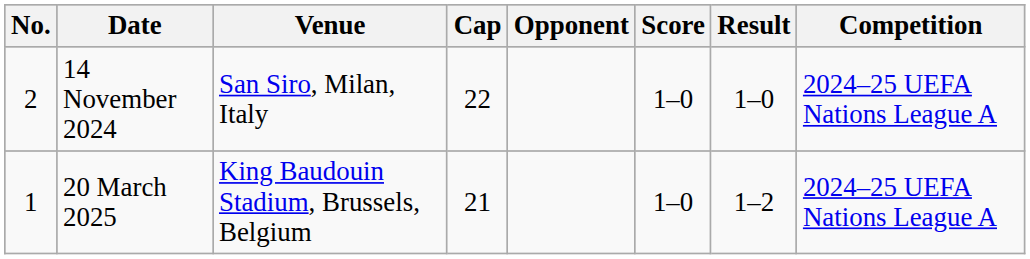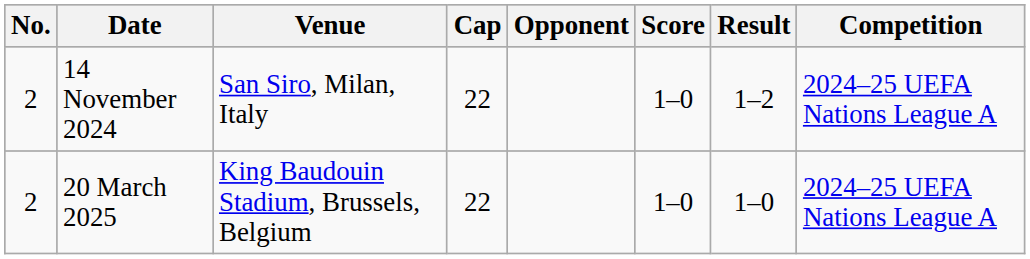(754, 98) 1–0 -> (754, 98) 1–2
(31, 201) 1 -> (31, 201) 2
(478, 201) 21 -> (478, 201) 22
(754, 201) 1–2 -> (754, 201) 1–0
